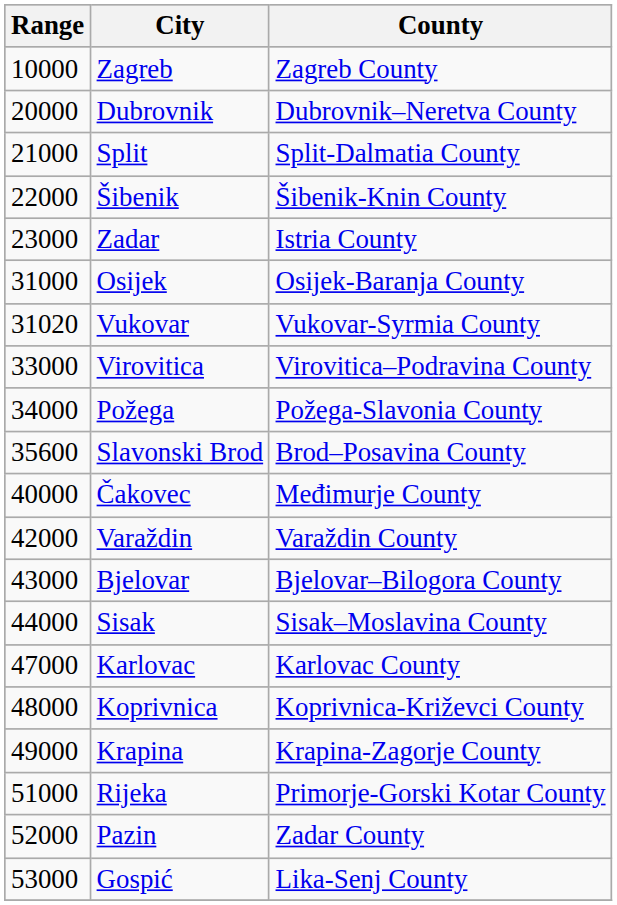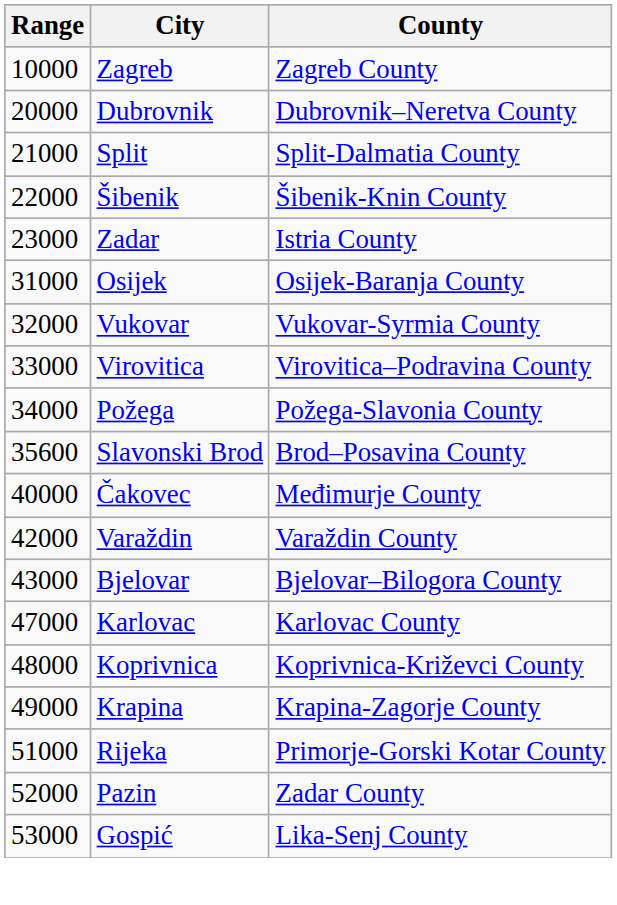(45, 324) 31020 -> (45, 324) 32000
- row: (126, 622)
